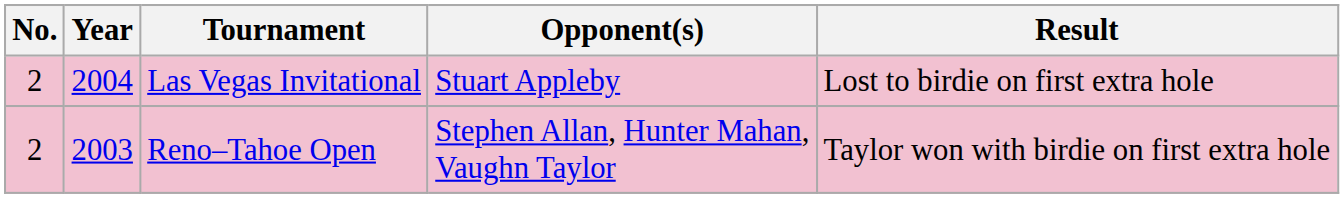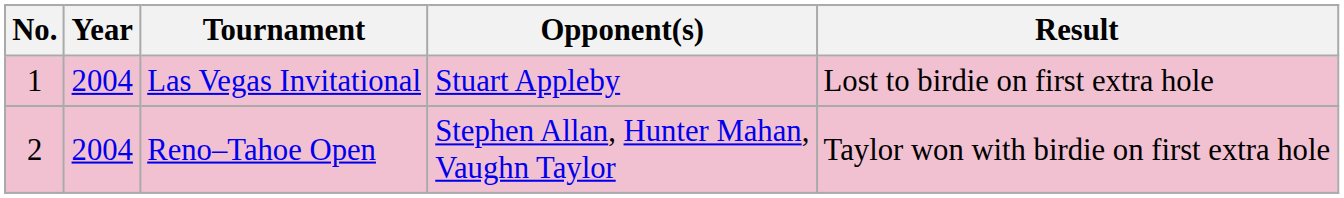(35, 80) 2 -> (35, 80) 1
(102, 149) 2003 -> (102, 149) 2004
